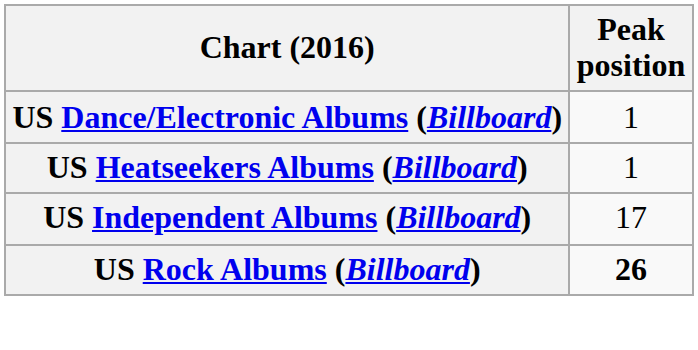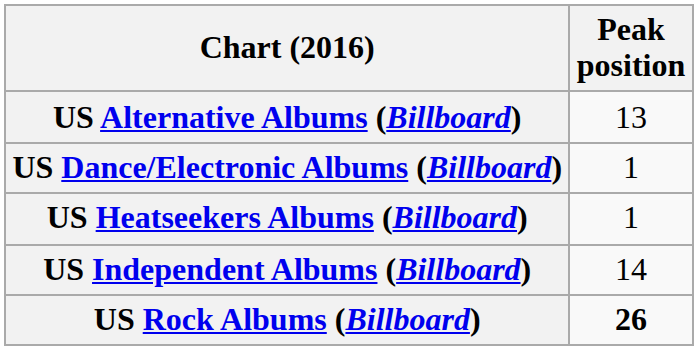+ row: (287, 116)
(631, 218) 17 -> (631, 268) 14
